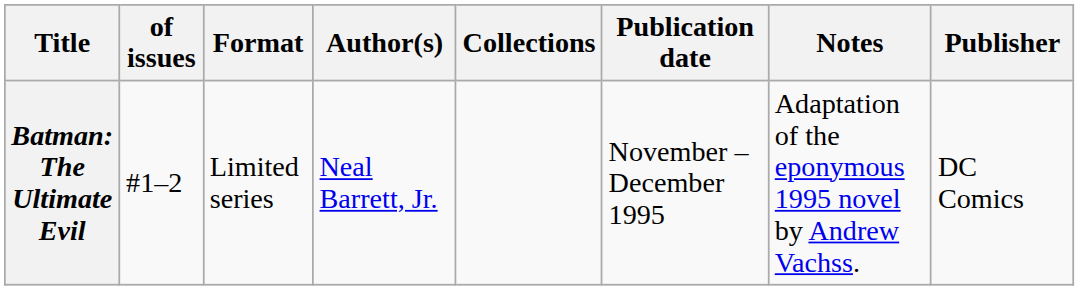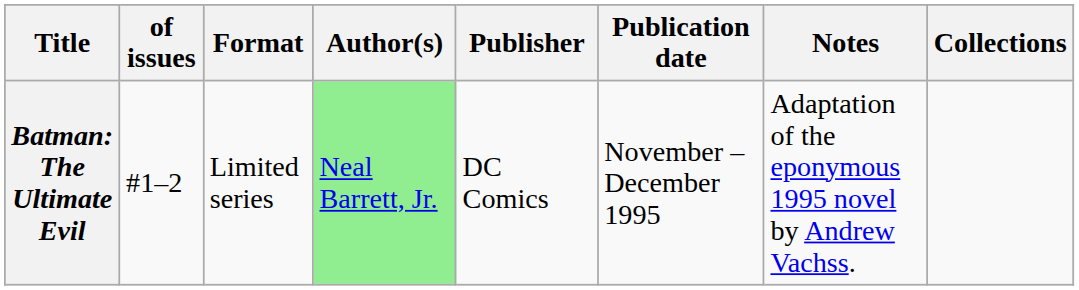columns swapped: (1002, 42) <-> (529, 42)
(379, 182) no background -> (379, 182) lightgreen background
